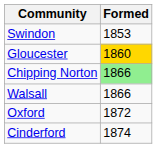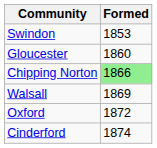(117, 53) gold background -> (117, 53) no background
(117, 93) 1866 -> (117, 93) 1869
